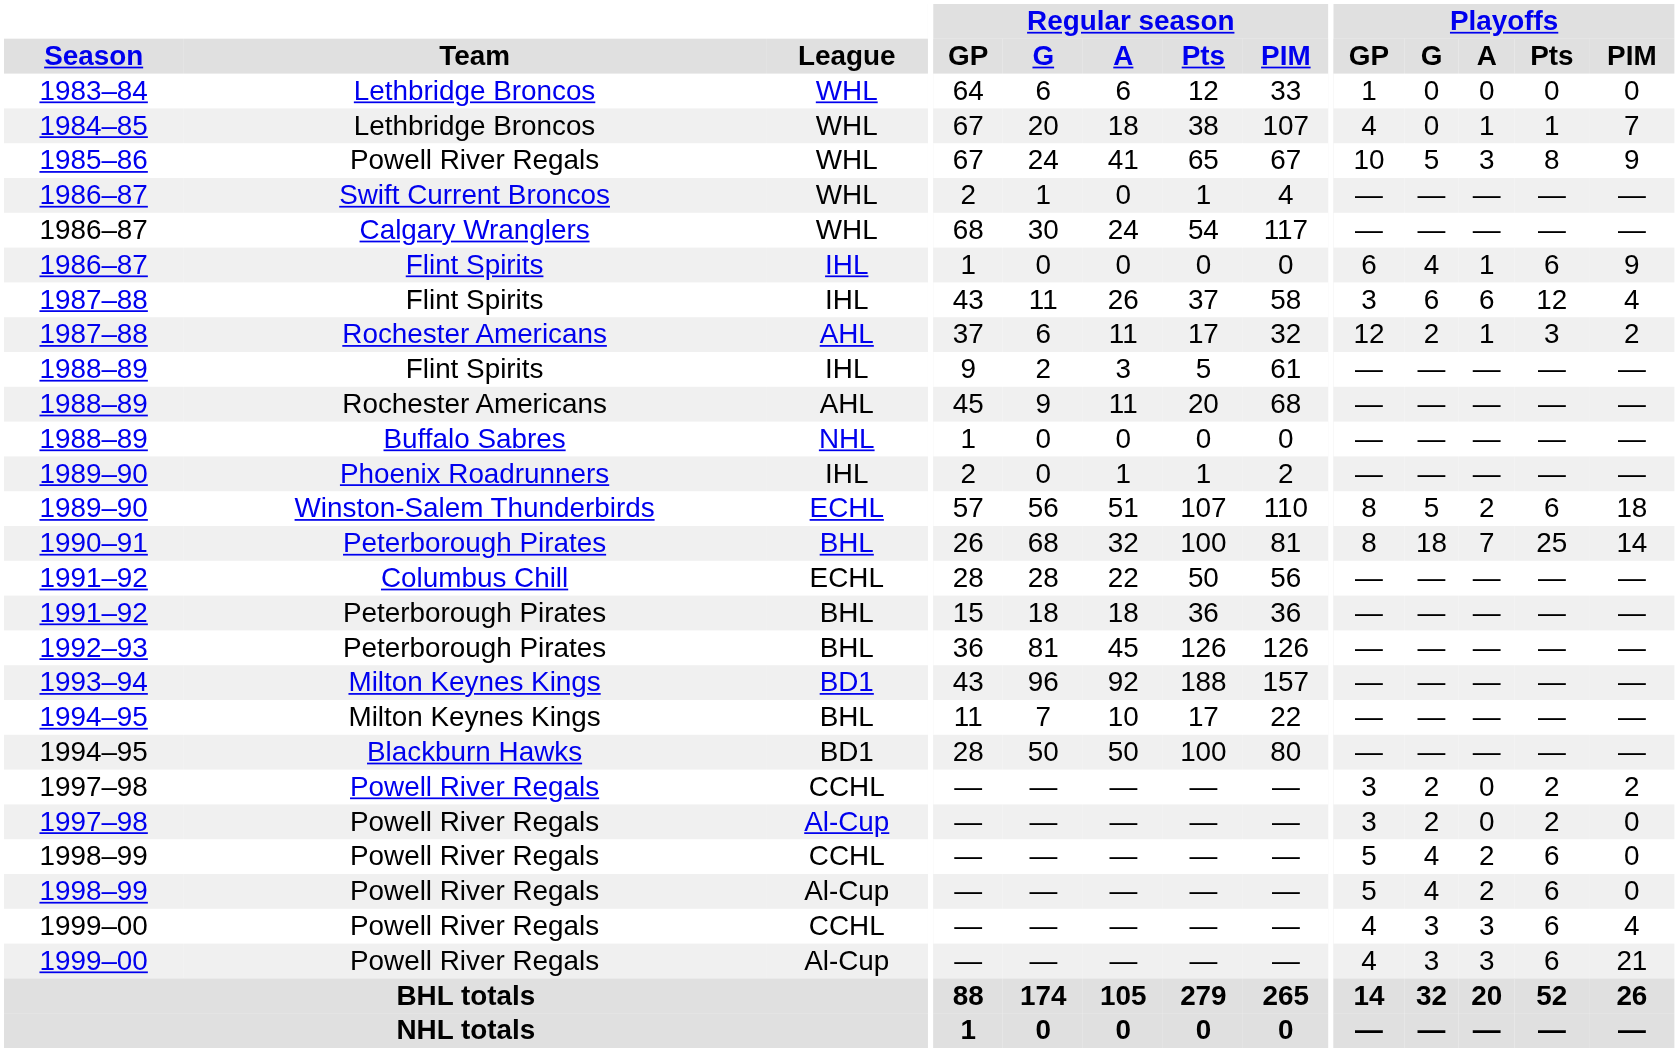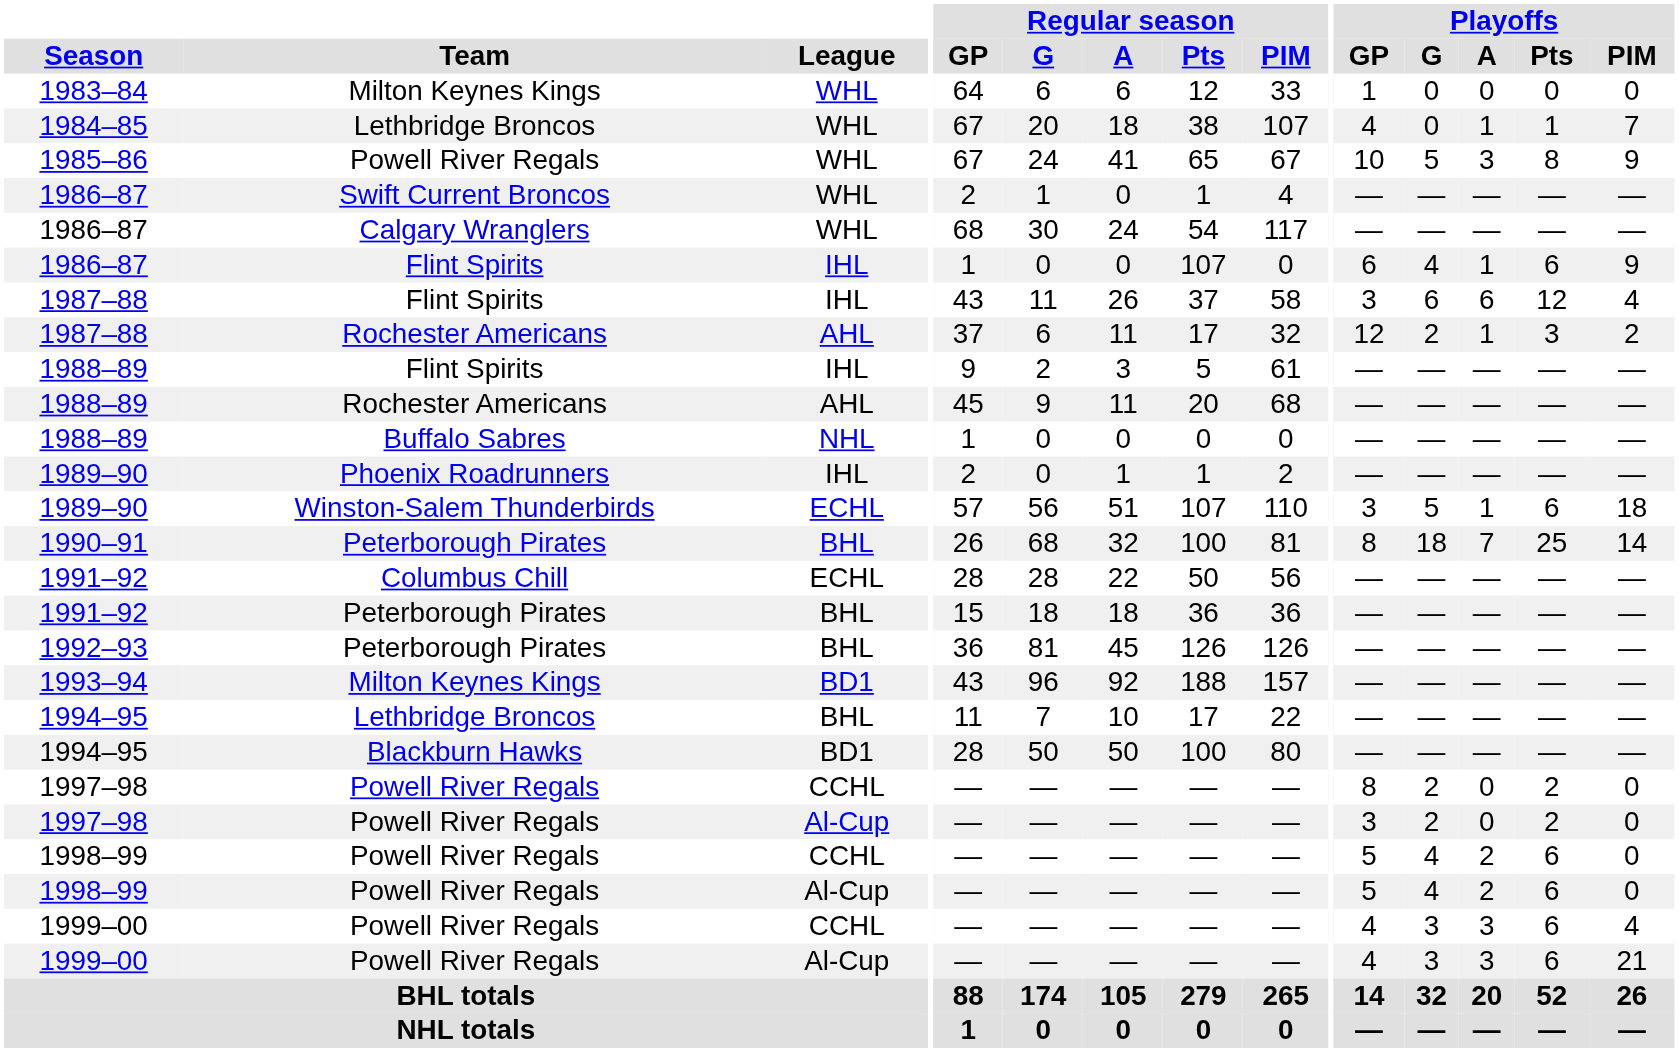(475, 90) Lethbridge Broncos -> (475, 90) Milton Keynes Kings
(1203, 264) 0 -> (1203, 264) 107
(1369, 508) 8 -> (1369, 508) 3
(1487, 508) 2 -> (1487, 508) 1
(475, 717) Milton Keynes Kings -> (475, 717) Lethbridge Broncos
(1369, 786) 3 -> (1369, 786) 8
(1632, 786) 2 -> (1632, 786) 0
